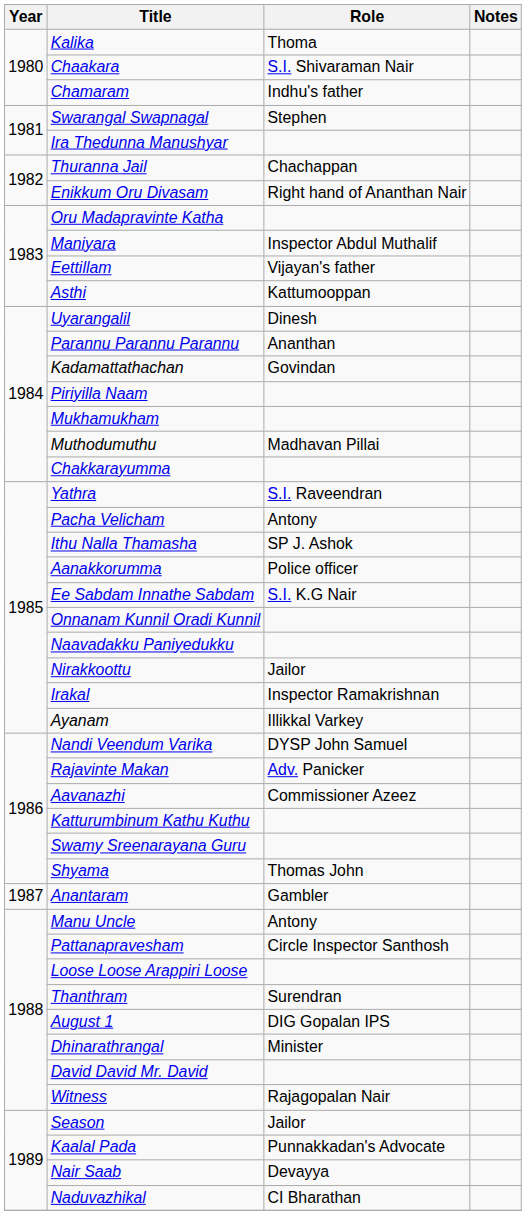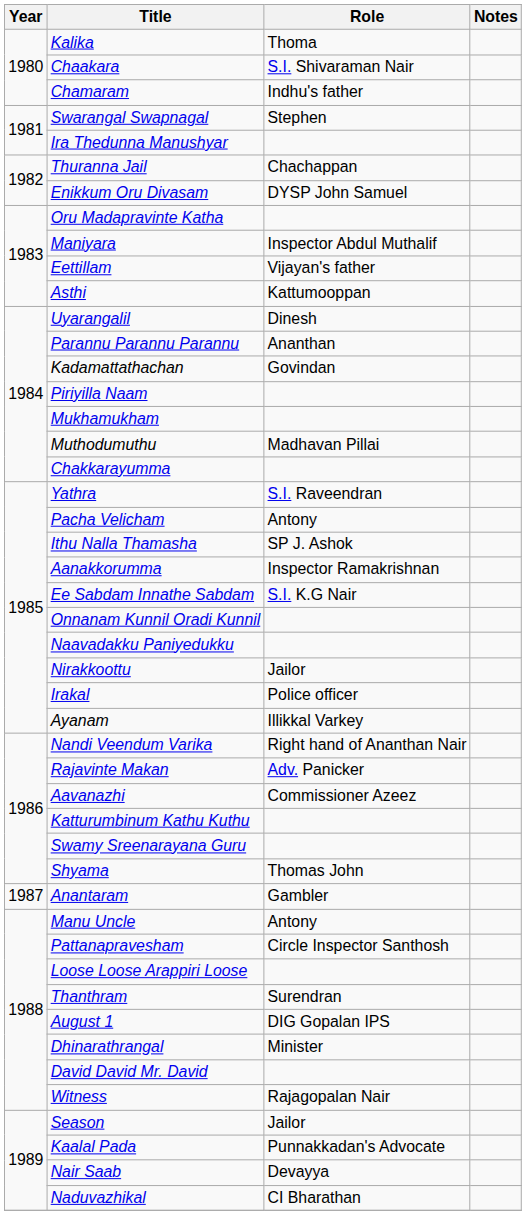(367, 192) Right hand of Ananthan Nair -> (337, 192) DYSP John Samuel
(313, 569) Police officer -> (353, 569) Inspector Ramakrishnan
(353, 695) Inspector Ramakrishnan -> (313, 695) Police officer
(337, 745) DYSP John Samuel -> (367, 745) Right hand of Ananthan Nair
